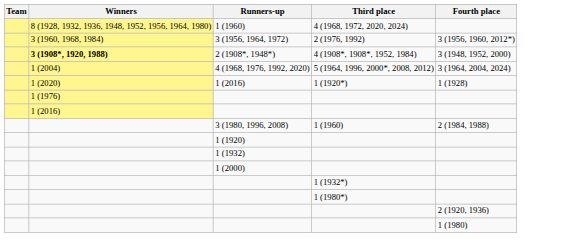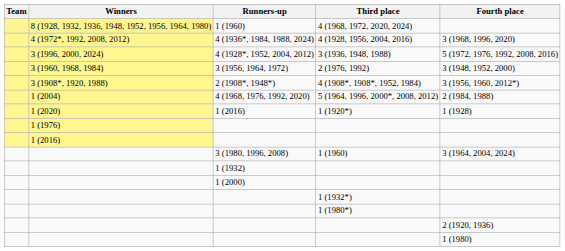+ row: (265, 40)
+ row: (265, 54)
(476, 40) 3 (1956, 1960, 2012*) -> (479, 69) 3 (1948, 1952, 2000)
(69, 54) bold -> (69, 83) normal
(474, 54) 3 (1948, 1952, 2000) -> (481, 83) 3 (1956, 1960, 2012*)
(474, 69) 3 (1964, 2004, 2024) -> (468, 97) 2 (1984, 1988)
(463, 126) 2 (1984, 1988) -> (479, 154) 3 (1964, 2004, 2024)
- row: (230, 140)
